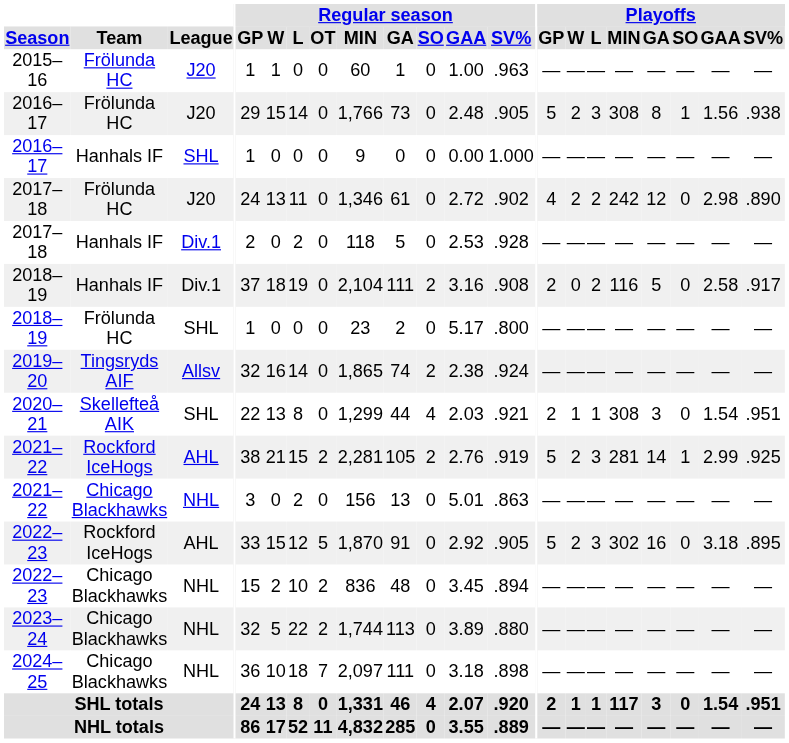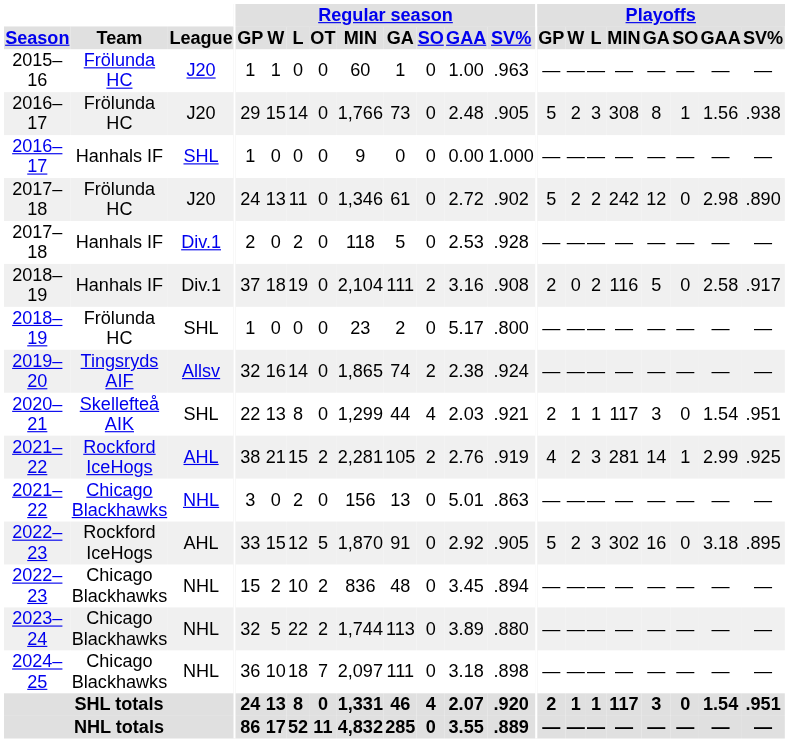(551, 199) 4 -> (551, 199) 5
(624, 414) 308 -> (624, 414) 117
(551, 457) 5 -> (551, 457) 4
